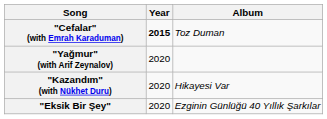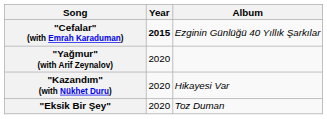(200, 33) Toz Duman -> (248, 33) Ezginin Günlüğü 40 Yıllık Şarkılar
(248, 106) Ezginin Günlüğü 40 Yıllık Şarkılar -> (200, 106) Toz Duman
